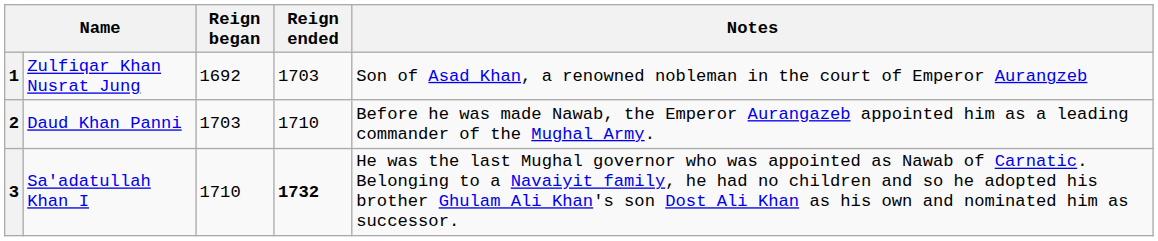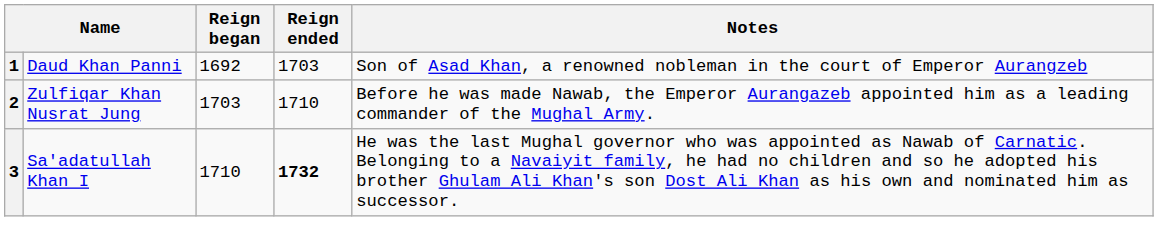(94, 76) Zulfiqar Khan Nusrat Jung -> (104, 66) Daud Khan Panni
(104, 124) Daud Khan Panni -> (94, 104) Zulfiqar Khan Nusrat Jung
